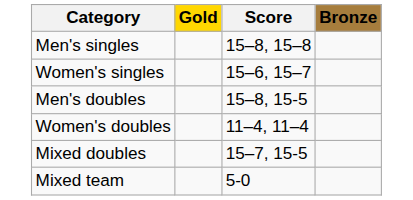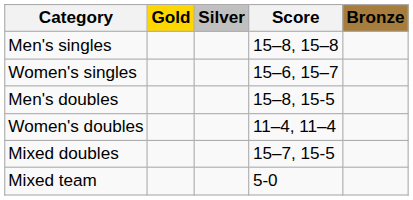+ column: (222, 18)
